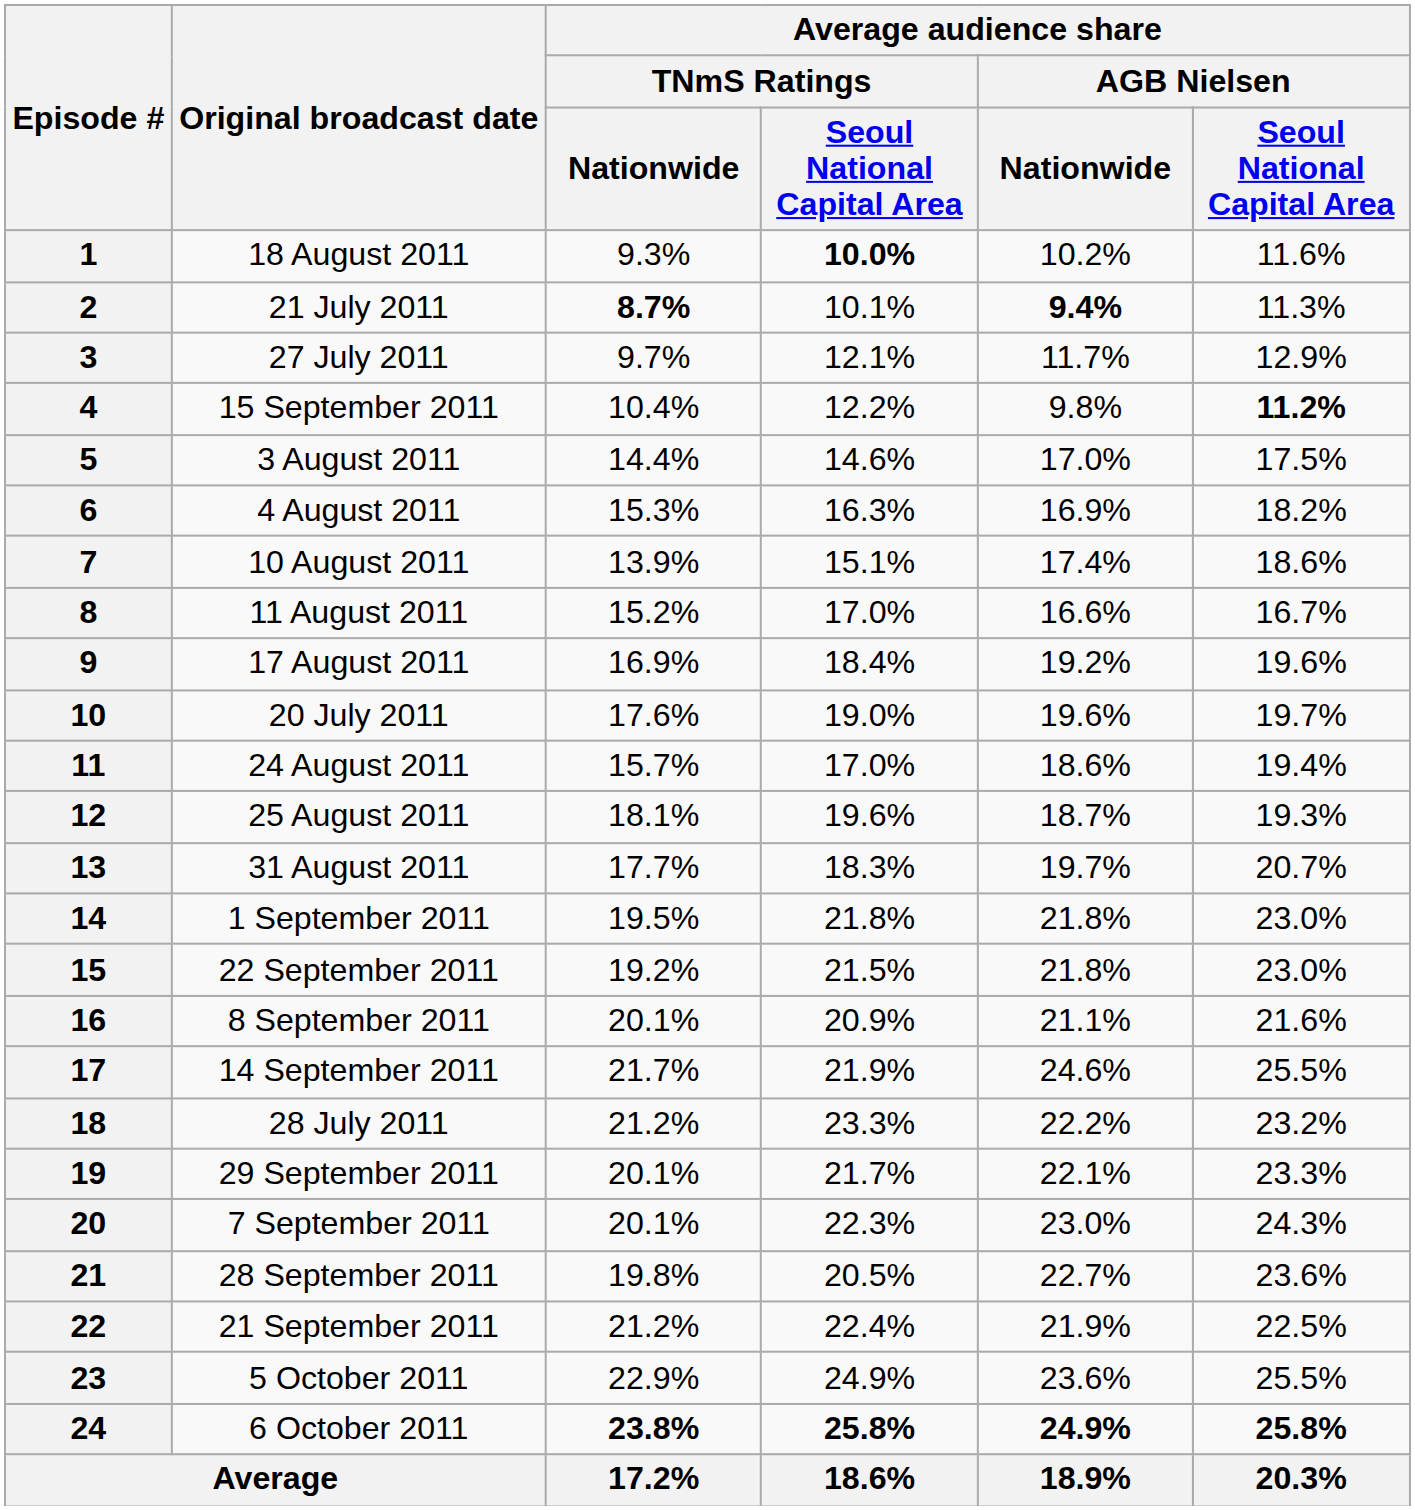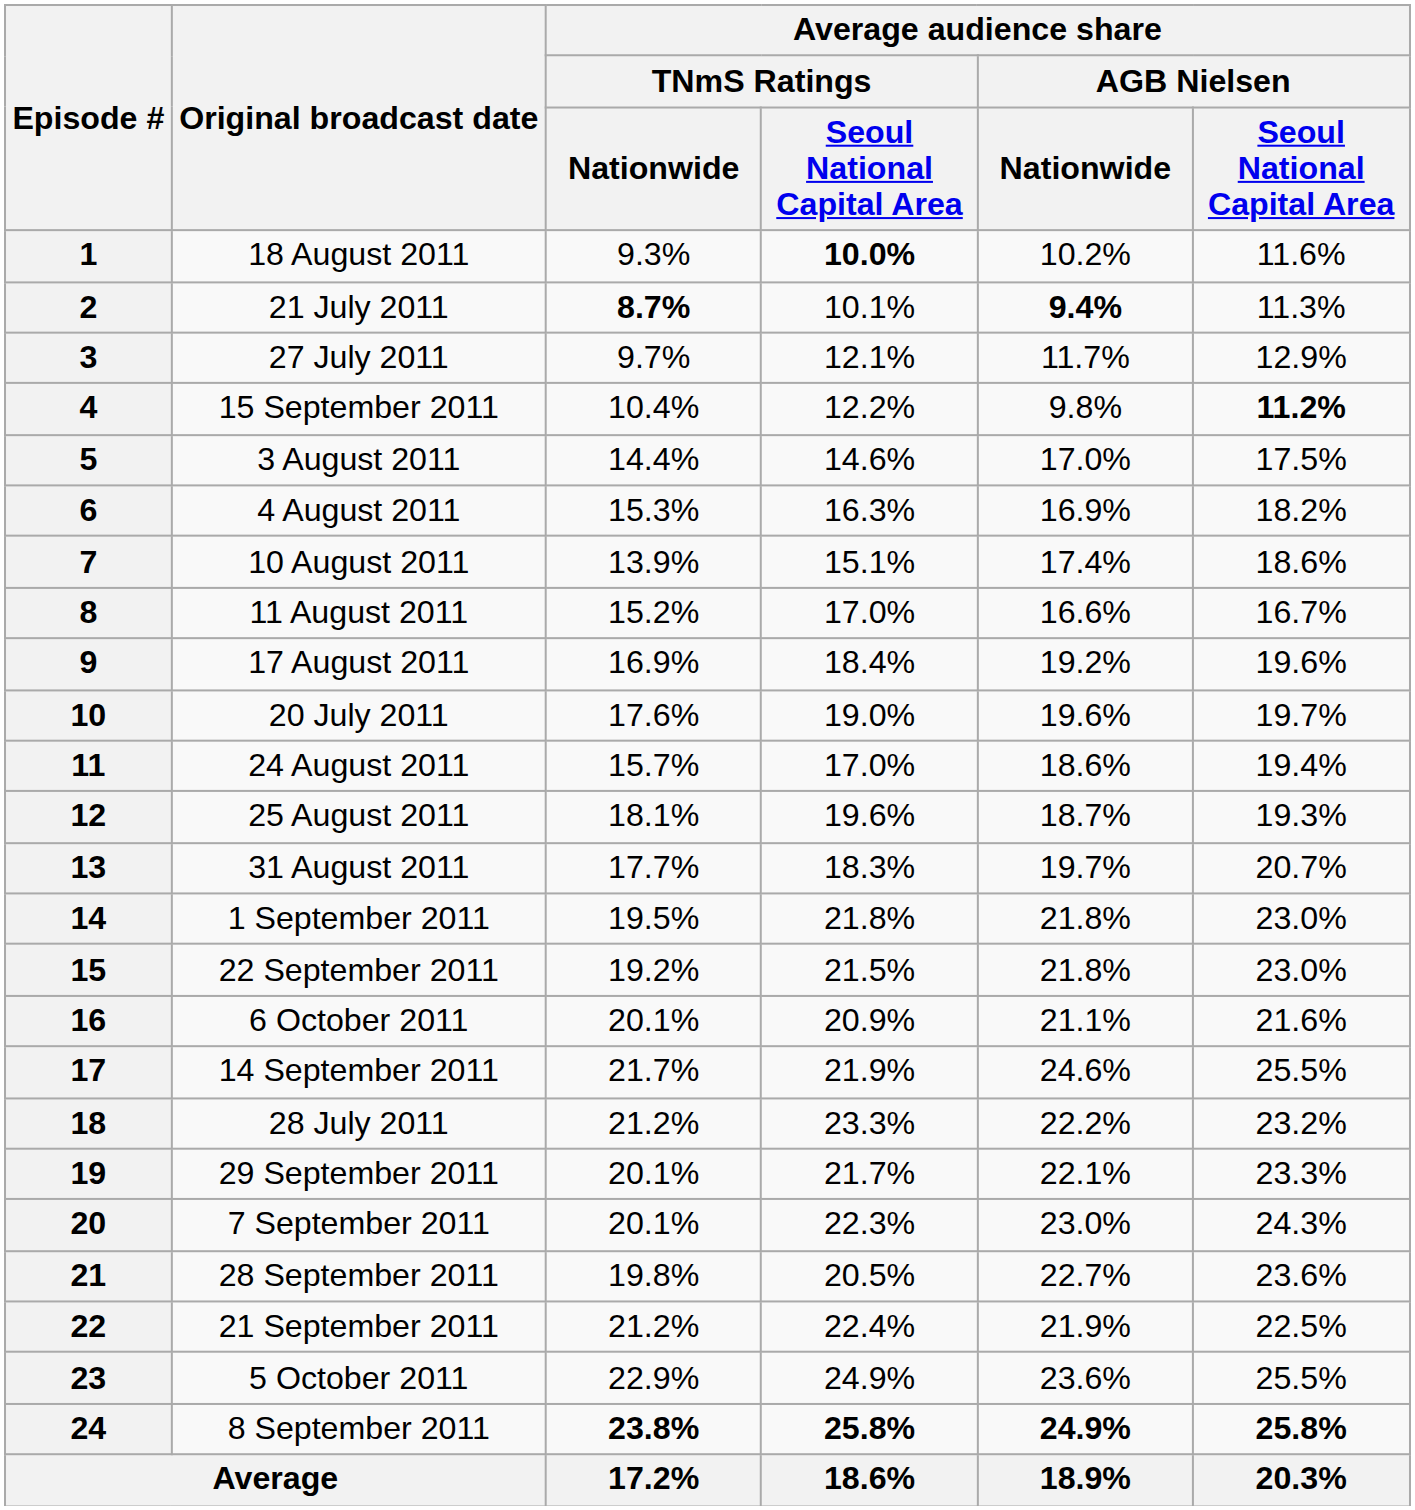(359, 1020) 8 September 2011 -> (359, 1020) 6 October 2011
(359, 1428) 6 October 2011 -> (359, 1428) 8 September 2011
